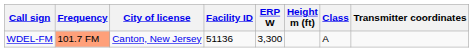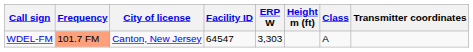(220, 39) 51136 -> (220, 39) 64547
(270, 39) 3,300 -> (270, 39) 3,303
